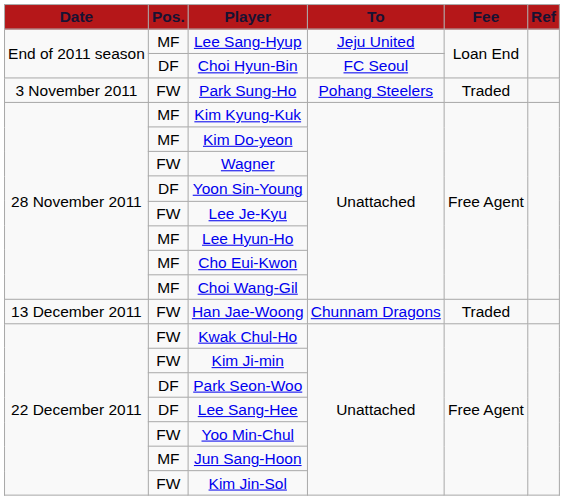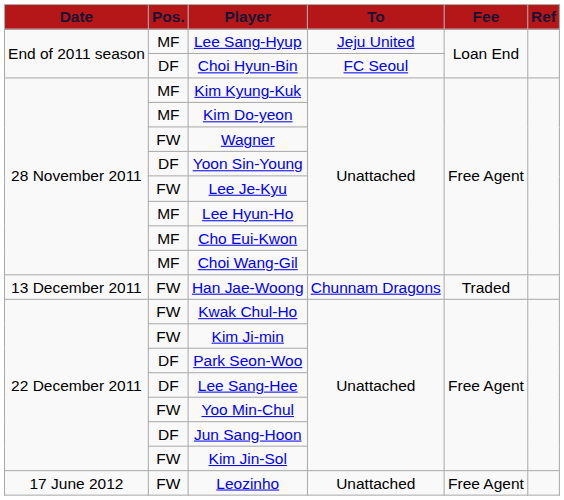- row: (248, 91)
(168, 459) MF -> (168, 434) DF
+ row: (248, 483)
